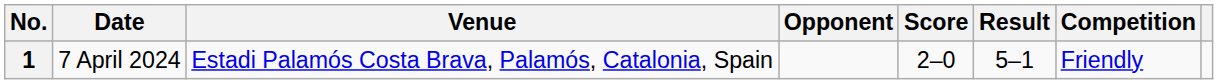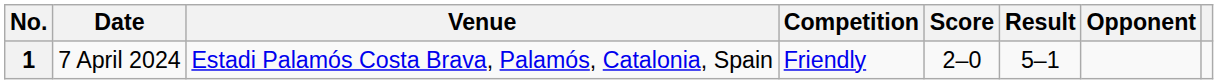columns swapped: (838, 22) <-> (1128, 22)
